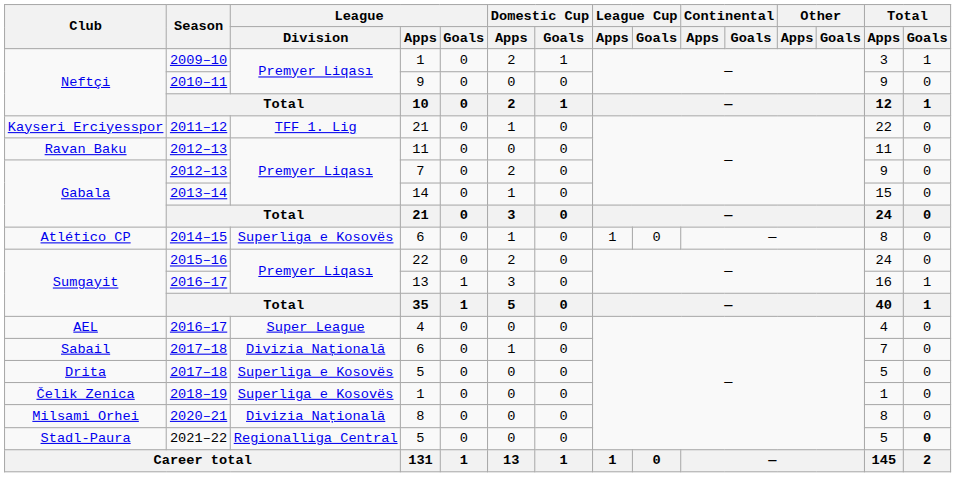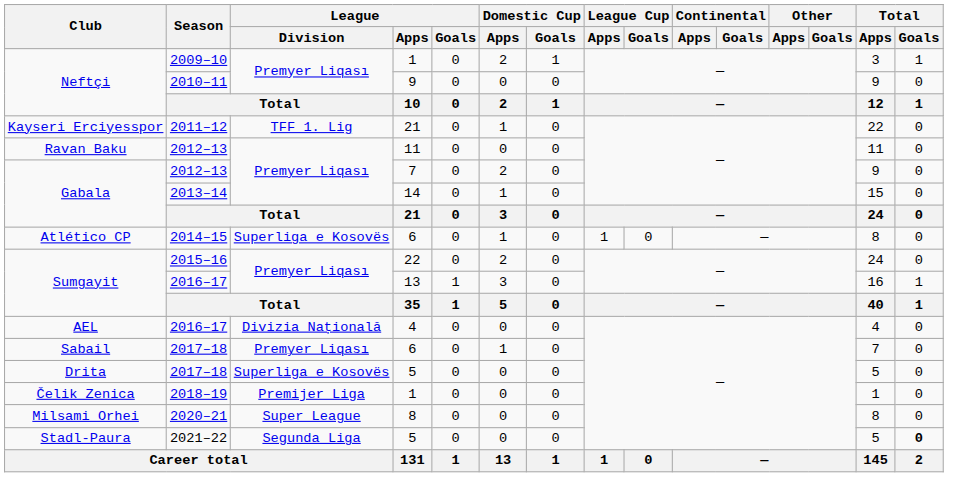(316, 327) Super League -> (312, 327) Divizia Națională
(316, 349) Divizia Națională -> (312, 349) Premyer Liqası
(316, 394) Superliga e Kosovës -> (312, 394) Premijer Liga
(316, 416) Divizia Națională -> (312, 416) Super League
(316, 438) Regionalliga Central -> (312, 438) Segunda Liga
